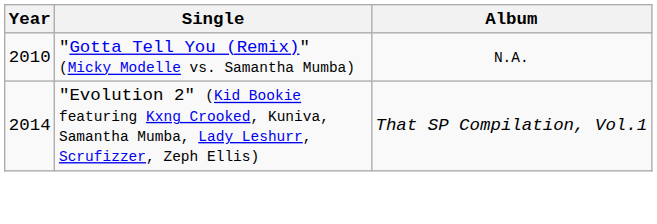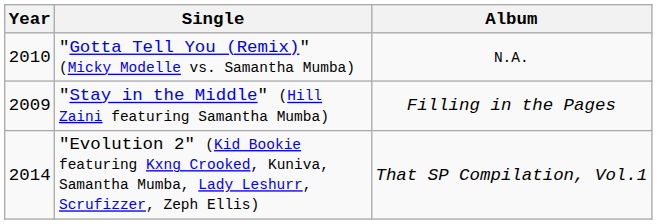+ row: (194, 105)
